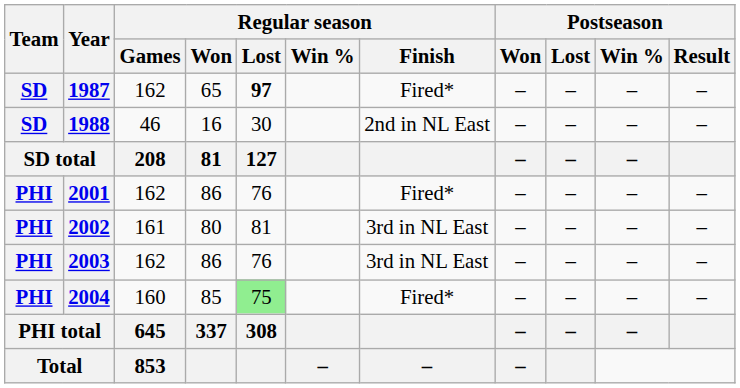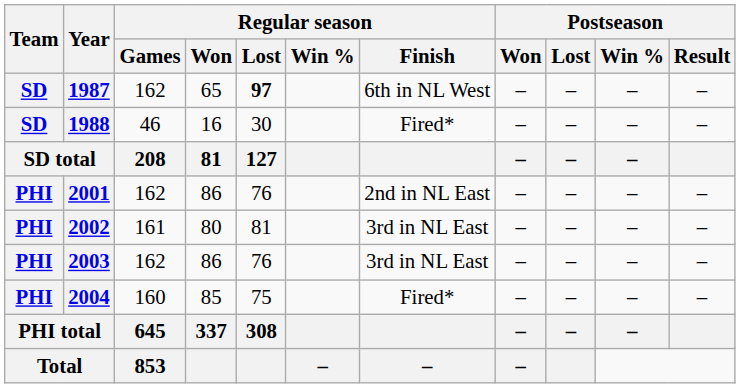(427, 90) Fired* -> (427, 90) 6th in NL West
(427, 124) 2nd in NL East -> (427, 124) Fired*
(427, 193) Fired* -> (427, 193) 2nd in NL East
(261, 296) lightgreen background -> (261, 296) no background
